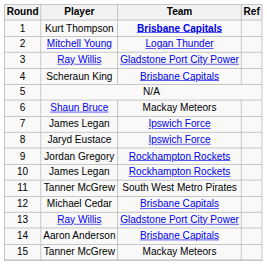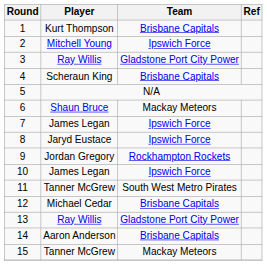(180, 28) bold -> (180, 28) normal
(180, 44) Logan Thunder -> (180, 44) Ipswich Force
(180, 172) Rockhampton Rockets -> (180, 172) Ipswich Force
